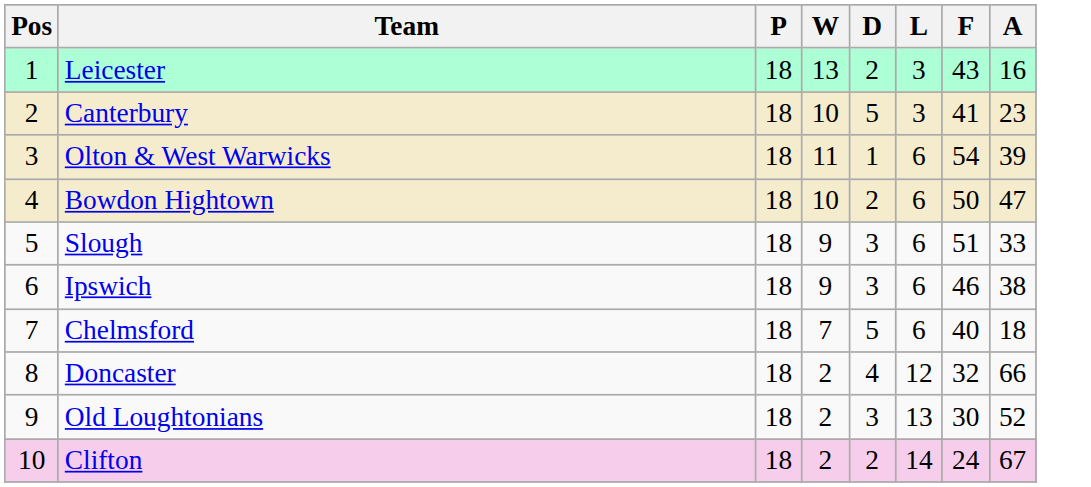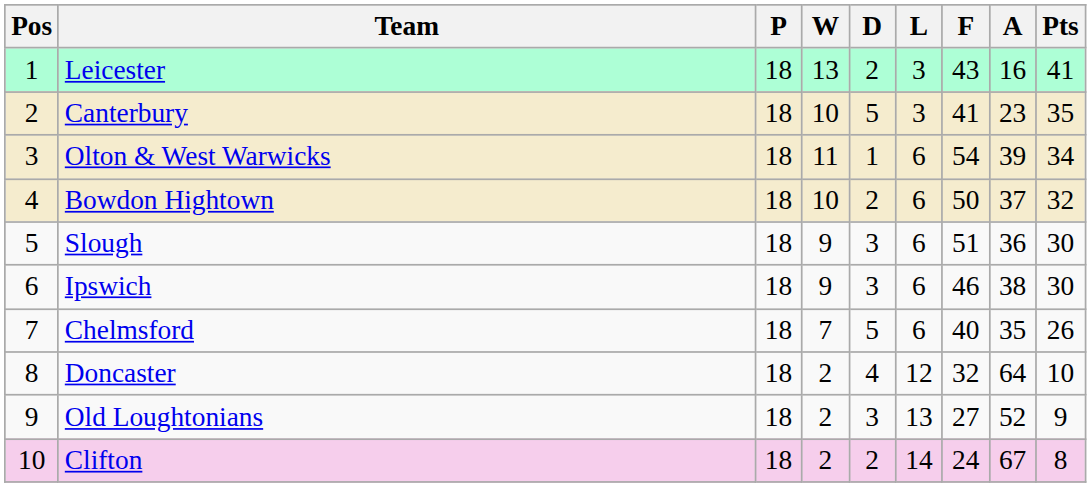+ column: (1061, 26)
(1013, 199) 47 -> (1013, 199) 37
(1013, 243) 33 -> (1013, 243) 36
(1013, 329) 18 -> (1013, 329) 35
(1013, 373) 66 -> (1013, 373) 64
(966, 416) 30 -> (966, 416) 27
